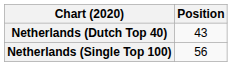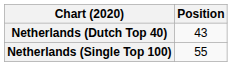(201, 52) 56 -> (201, 52) 55
